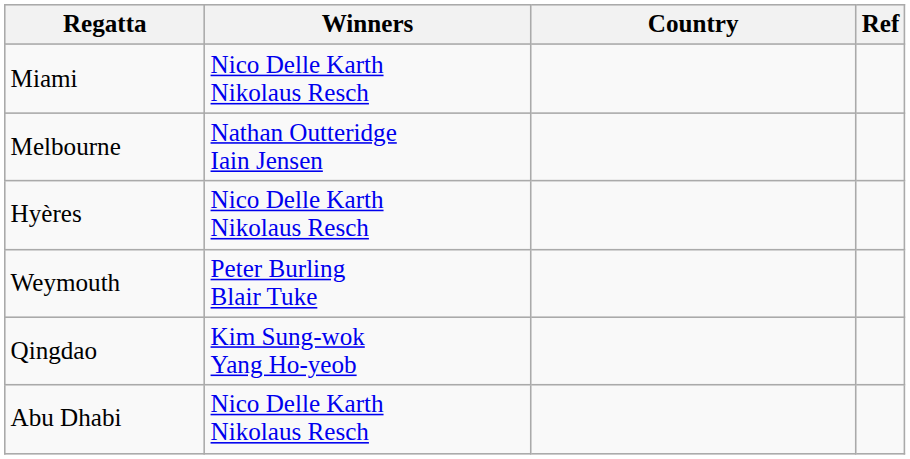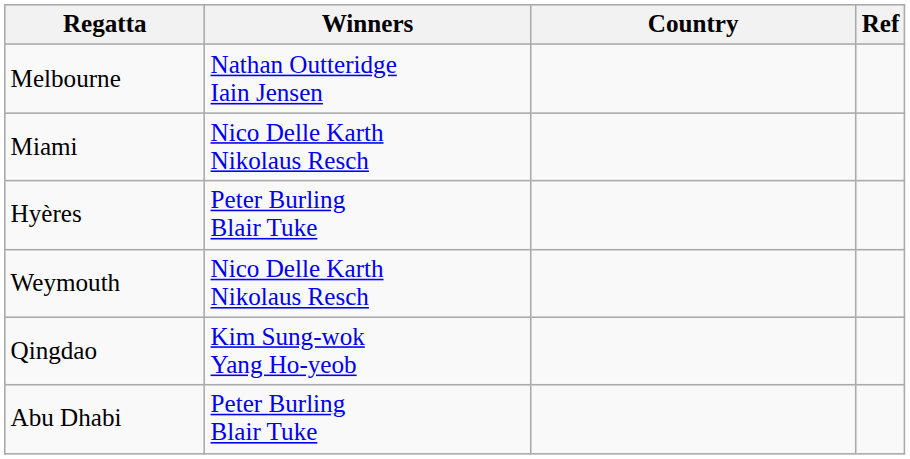rows swapped: (66, 146) <-> (44, 78)
(297, 214) Nico Delle Karth Nikolaus Resch -> (278, 214) Peter Burling Blair Tuke
(278, 282) Peter Burling Blair Tuke -> (297, 282) Nico Delle Karth Nikolaus Resch
(297, 418) Nico Delle Karth Nikolaus Resch -> (278, 418) Peter Burling Blair Tuke
